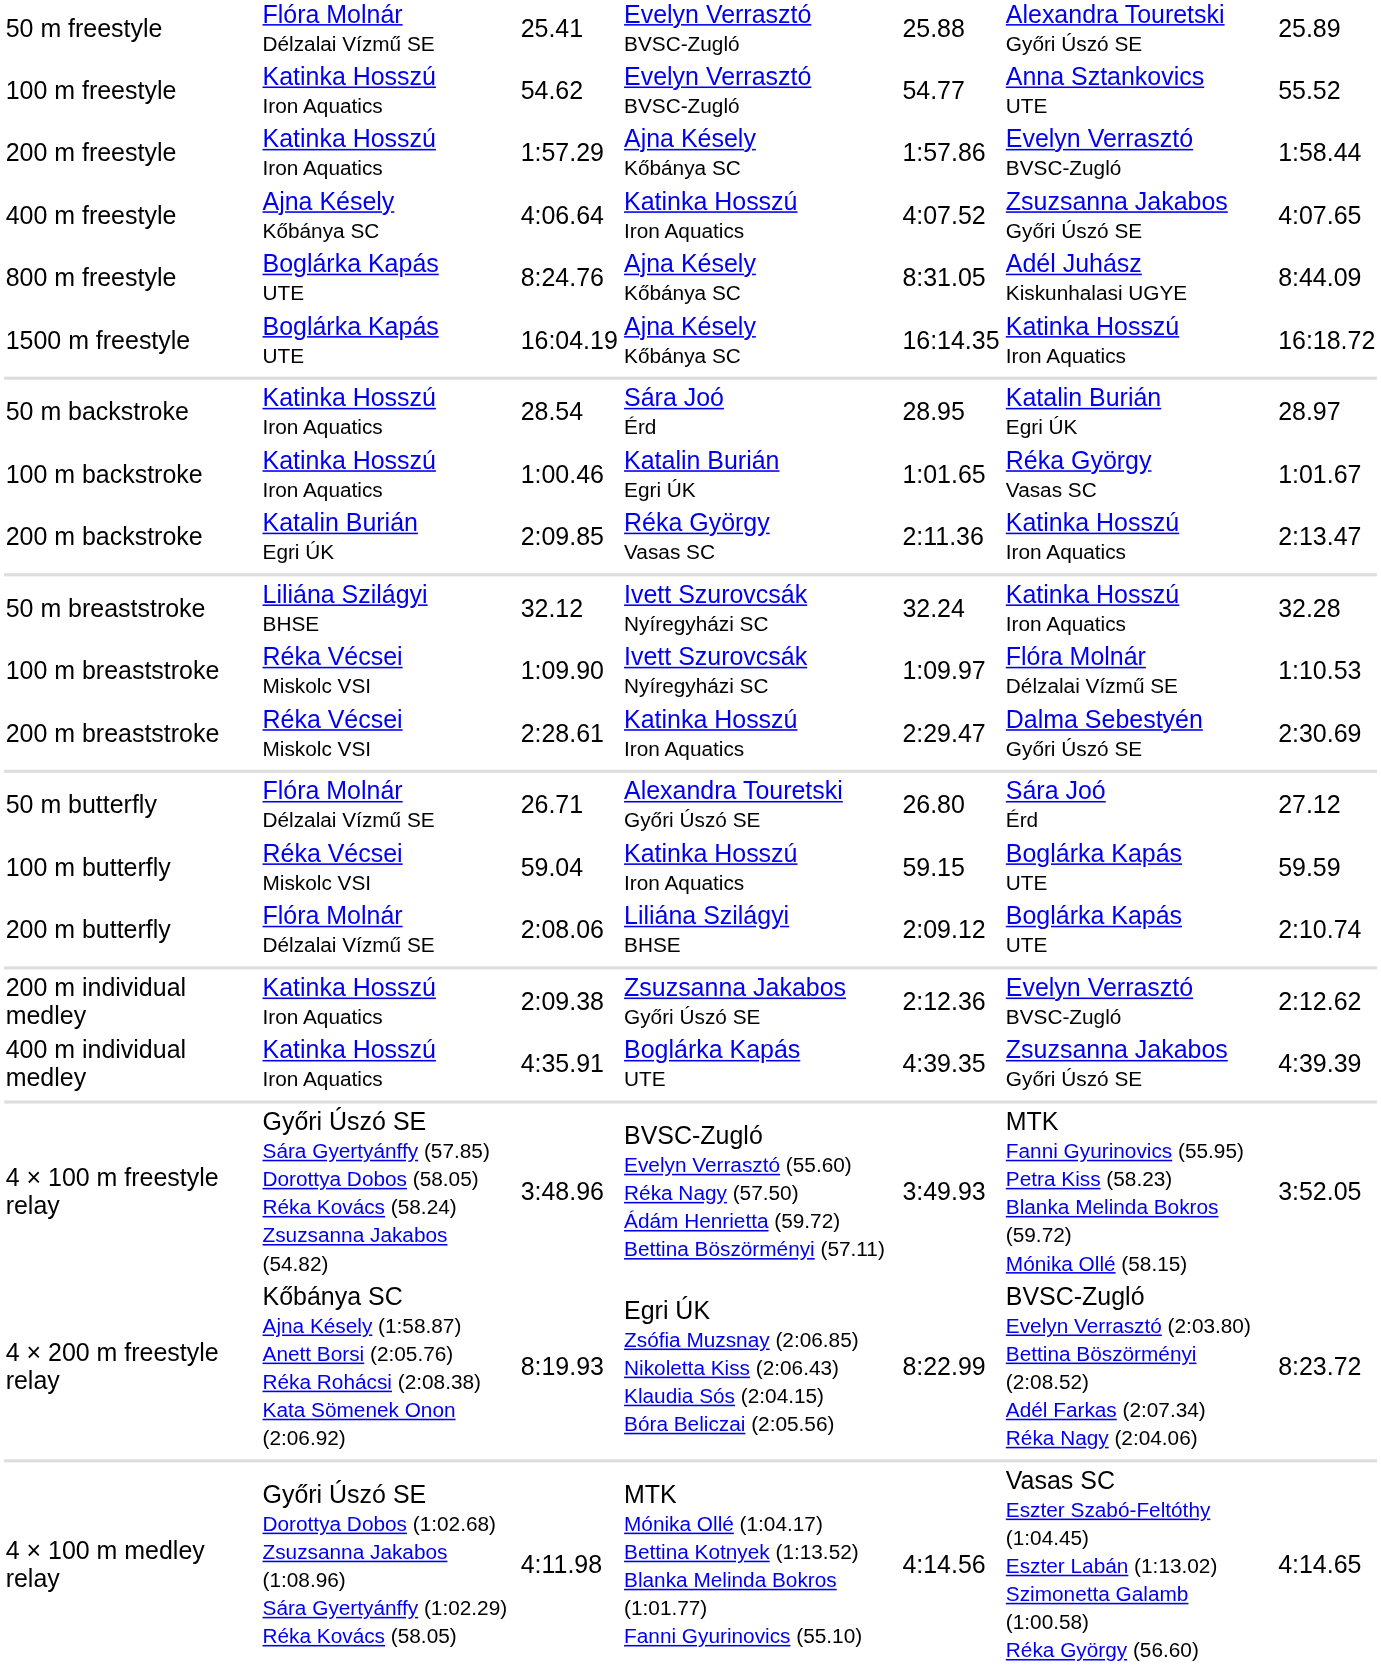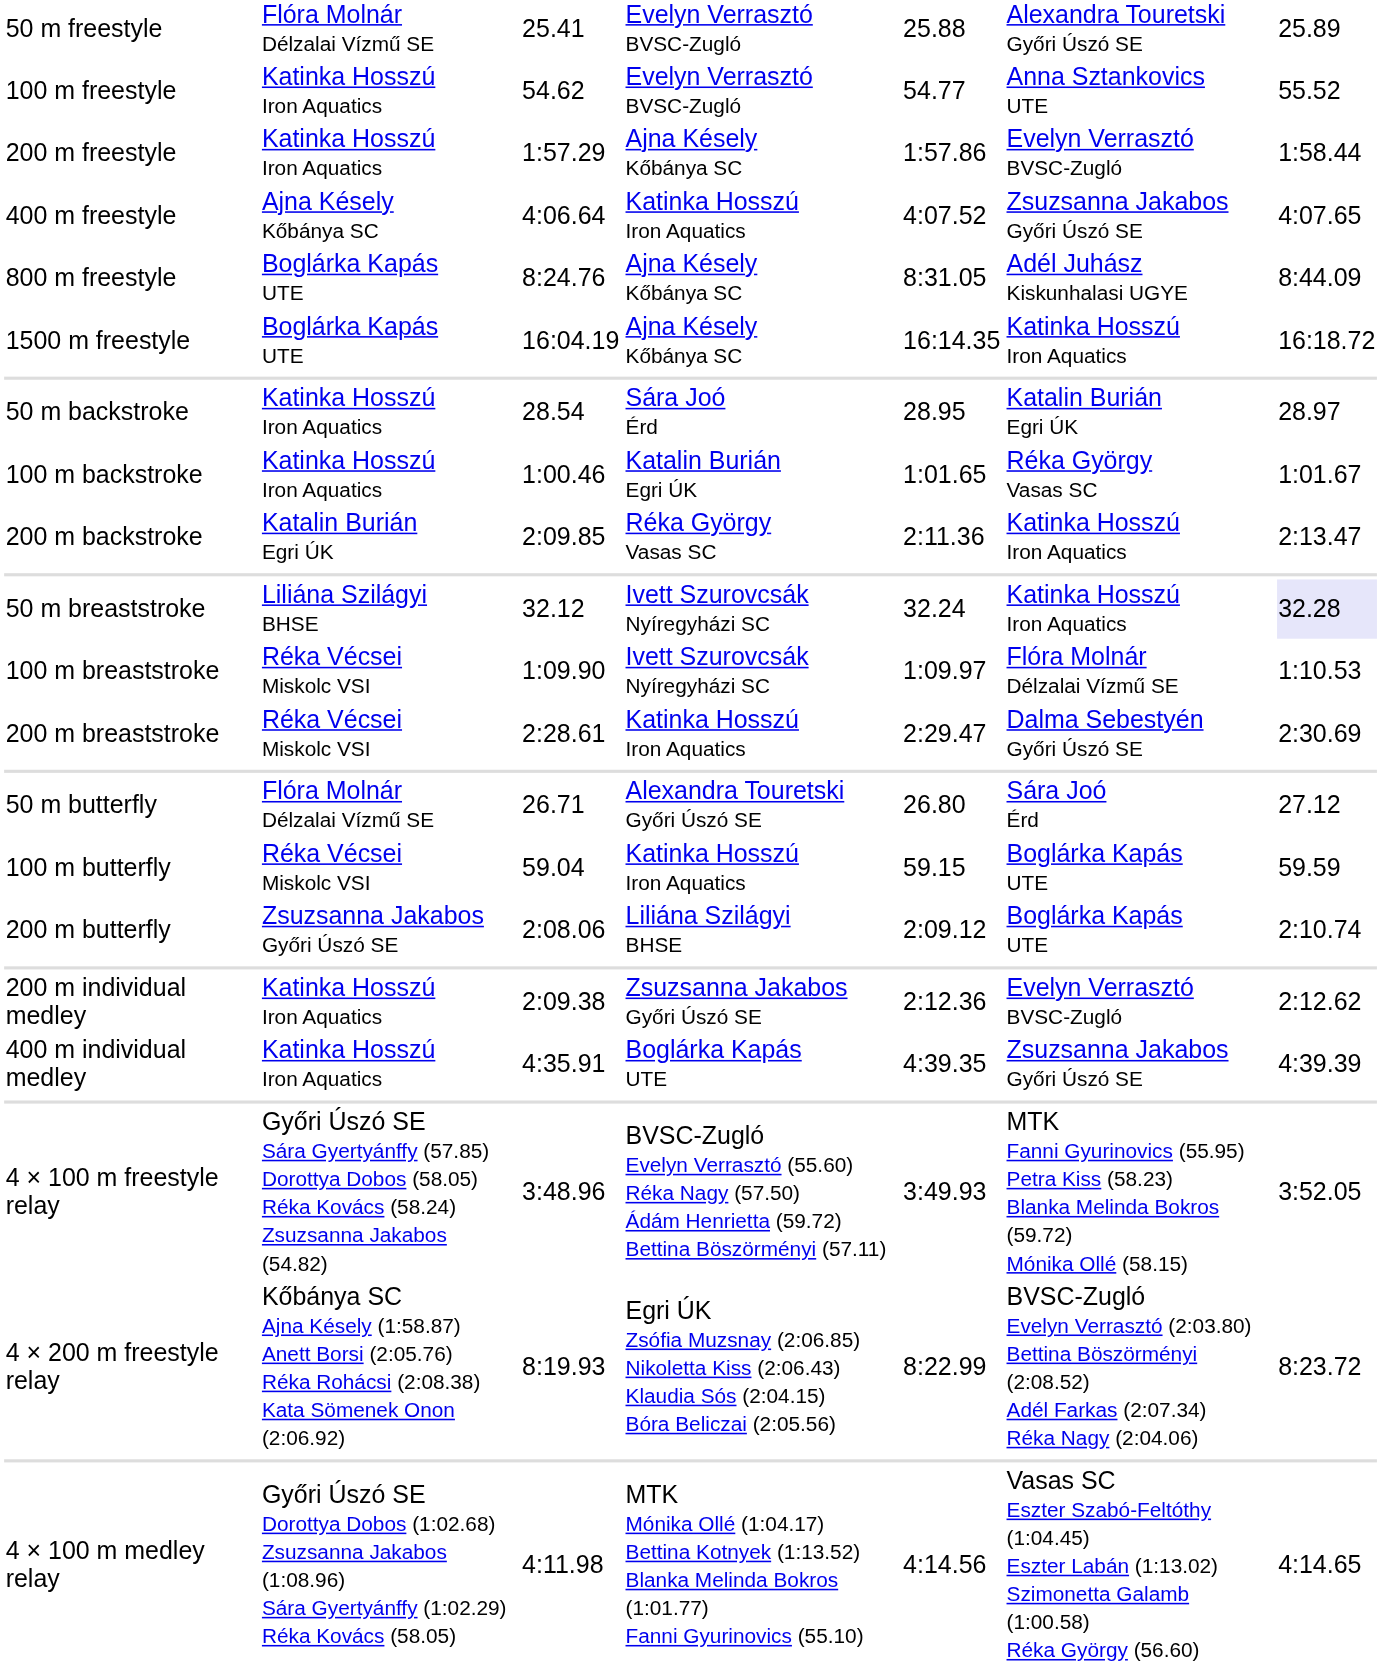(1309, 608) no background -> (1309, 608) lavender background
(349, 930) Flóra Molnár Délzalai Vízmű SE -> (373, 930) Zsuzsanna Jakabos Győri Úszó SE
